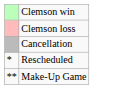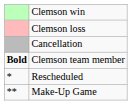+ row: (78, 60)
